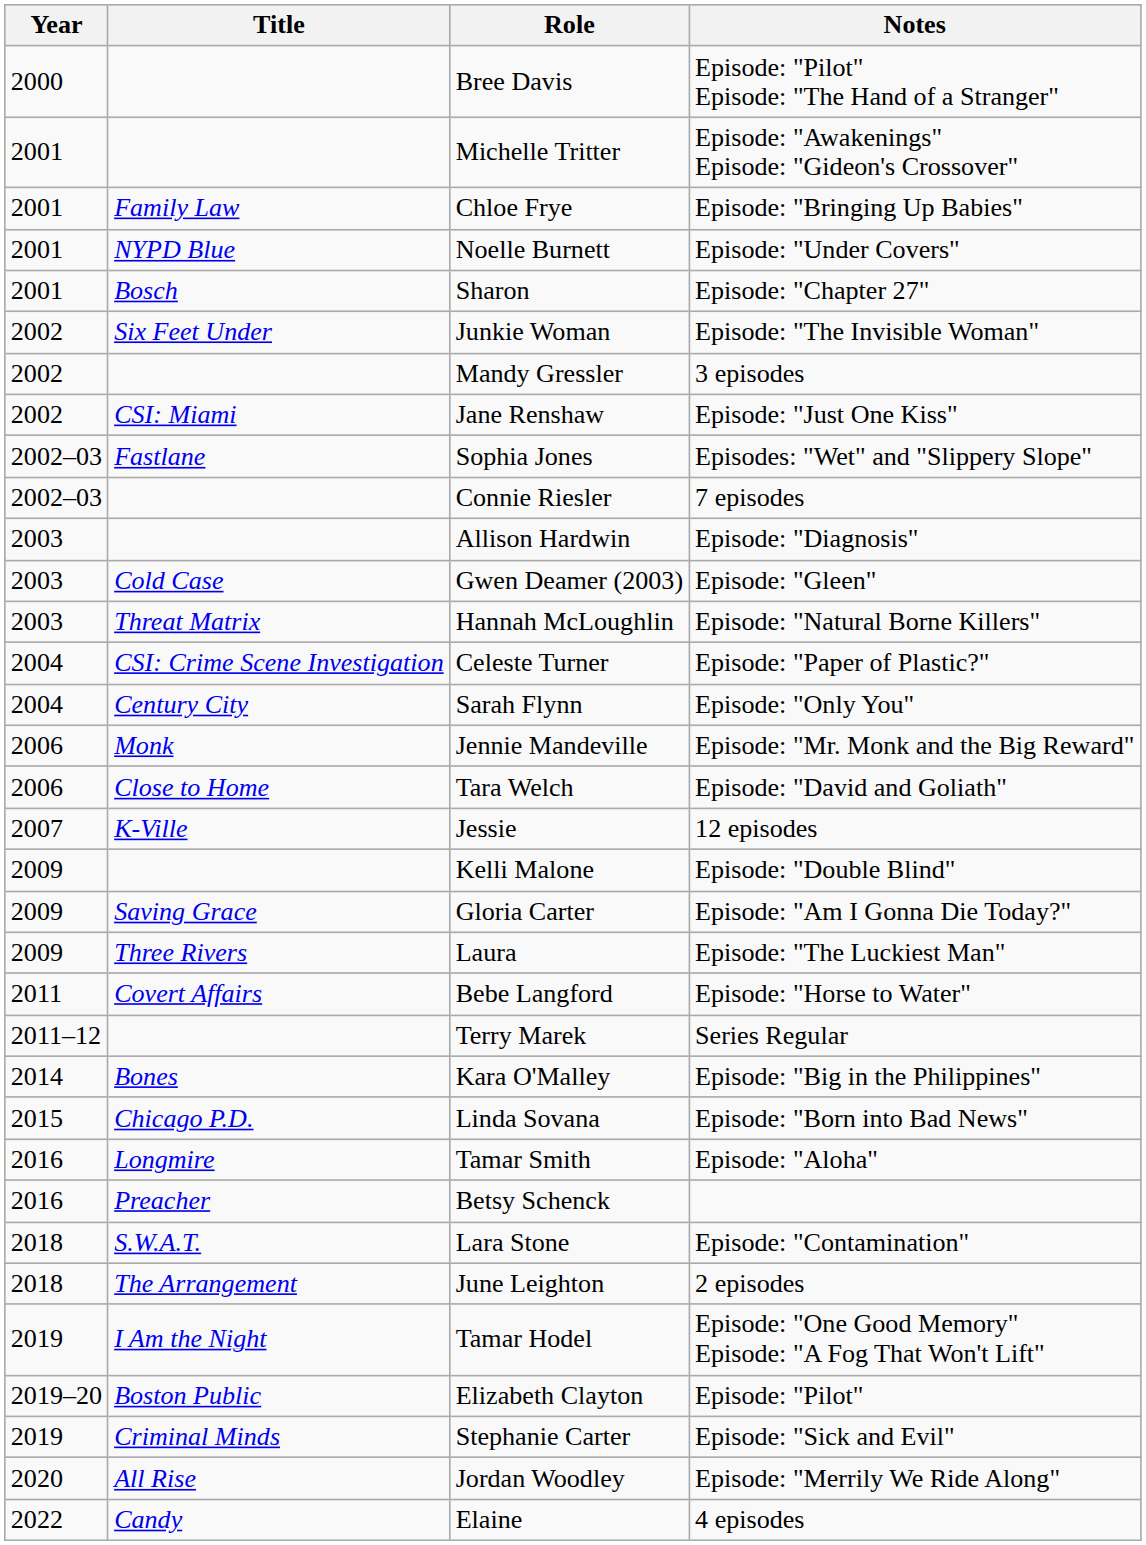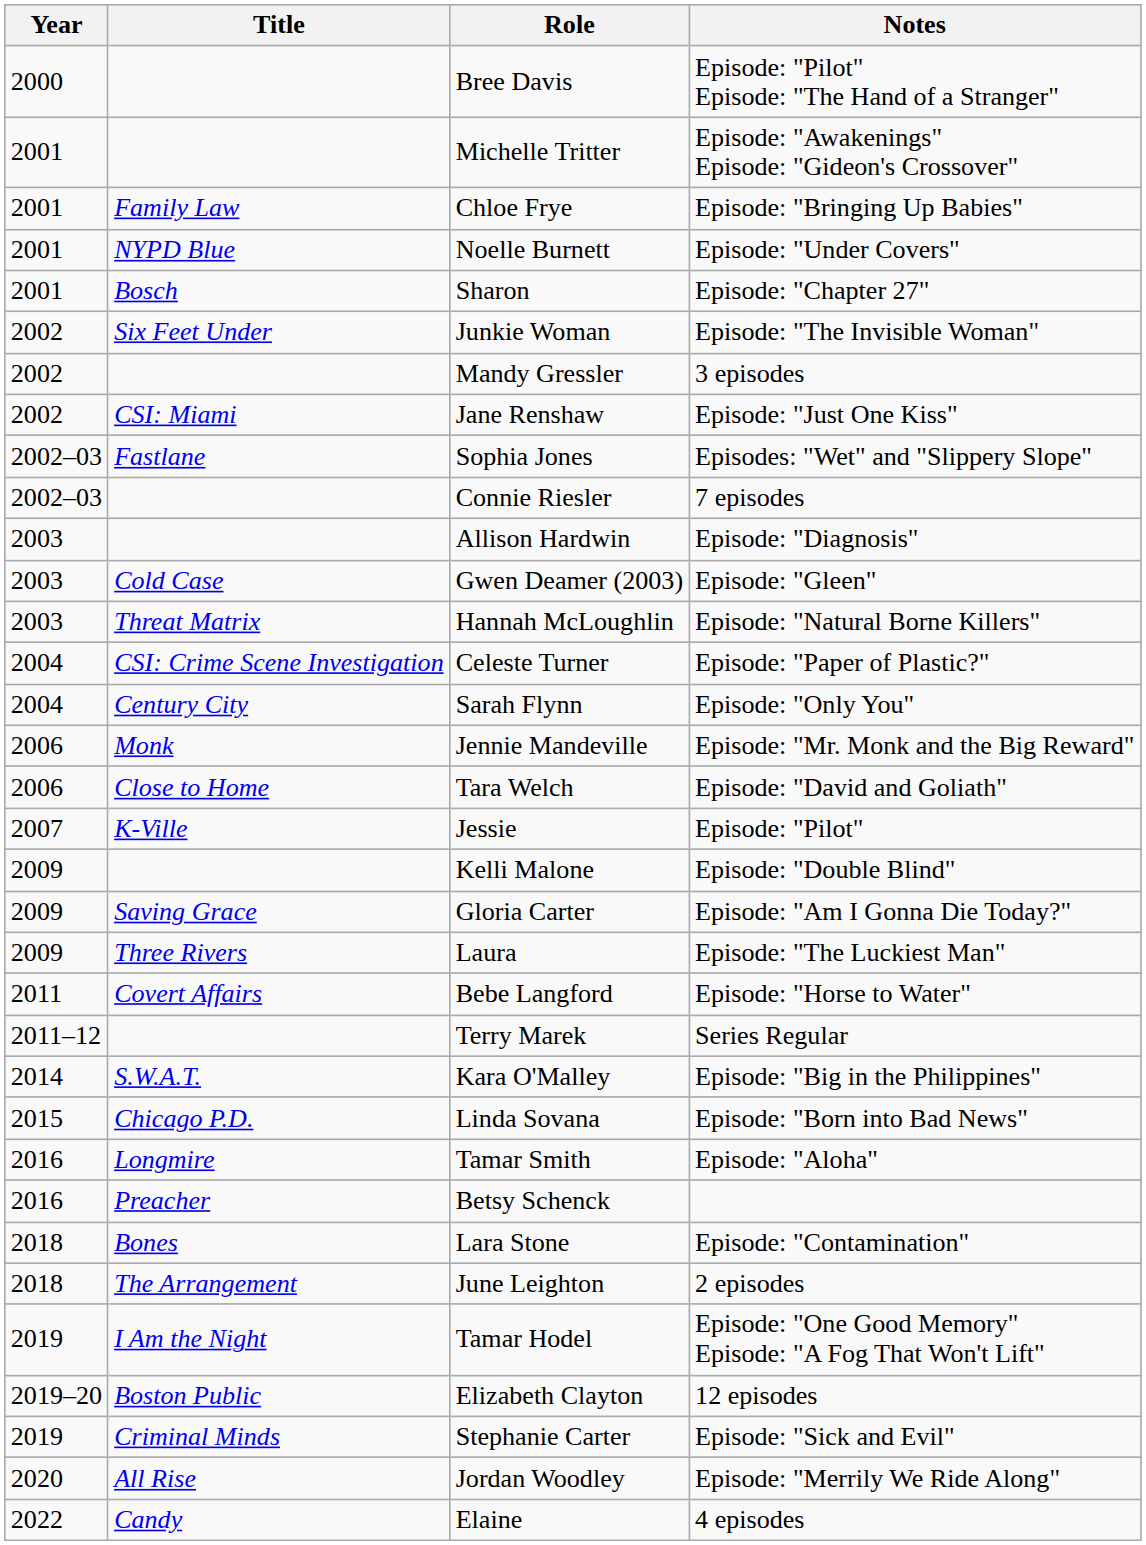(756, 828) 12 episodes -> (779, 828) Episode: "Pilot"
(146, 1076) Bones -> (158, 1076) S.W.A.T.
(158, 1241) S.W.A.T. -> (146, 1241) Bones
(779, 1395) Episode: "Pilot" -> (756, 1395) 12 episodes
